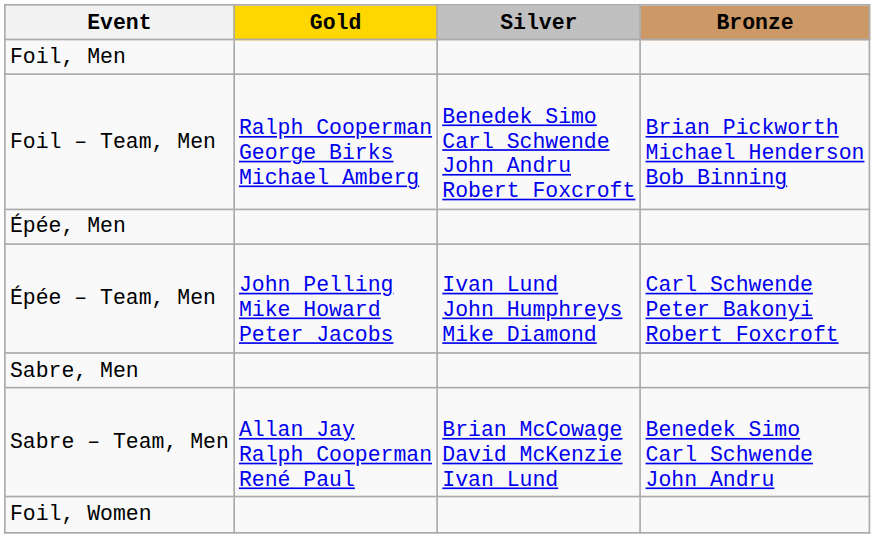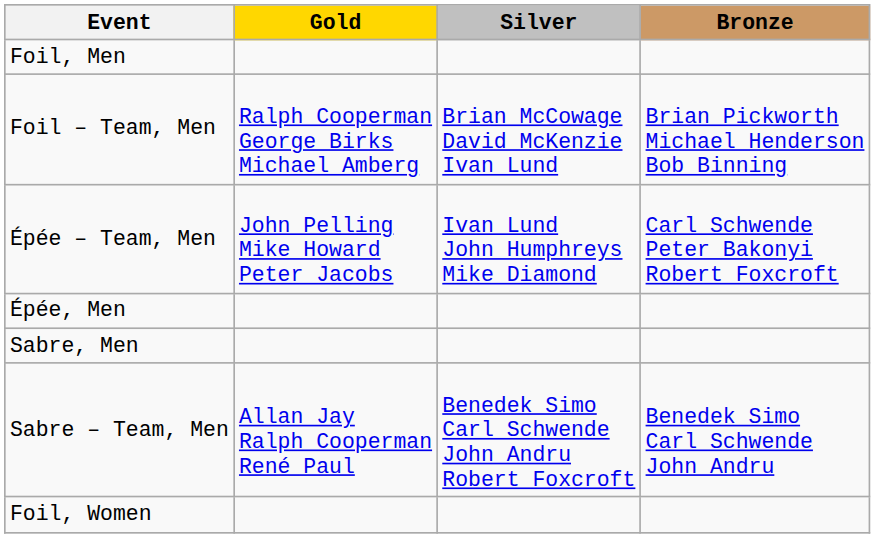(539, 154) Benedek Simo Carl Schwende John Andru Robert Foxcroft -> (532, 142) Brian McCowage David McKenzie Ivan Lund
rows swapped: (68, 226) <-> (113, 298)
(532, 455) Brian McCowage David McKenzie Ivan Lund -> (539, 442) Benedek Simo Carl Schwende John Andru Robert Foxcroft
